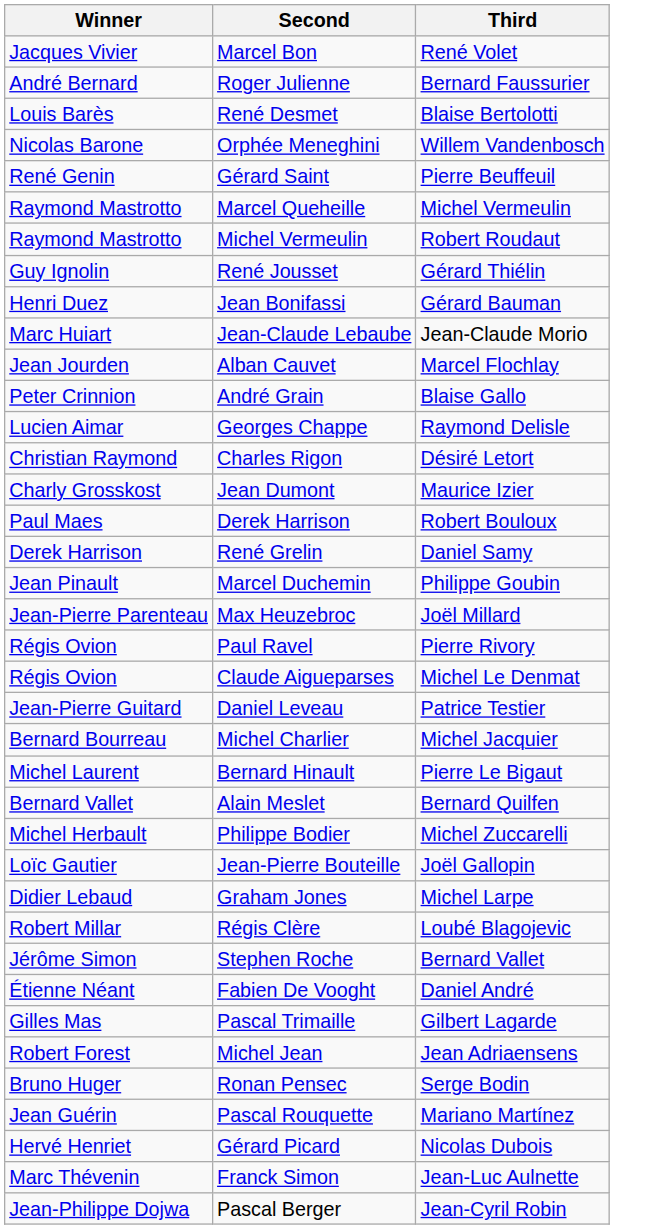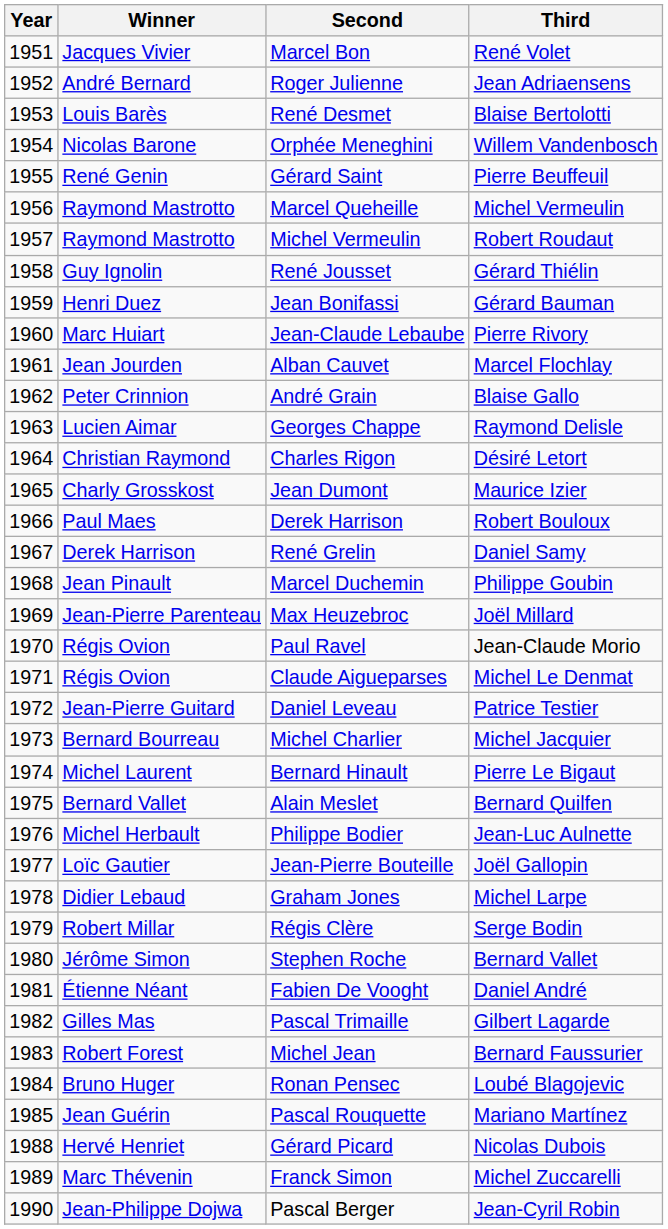+ column: (31, 20)
(505, 83) Bernard Faussurier -> (552, 83) Jean Adriaensens
(504, 333) Jean-Claude Morio -> (531, 333) Pierre Rivory
(478, 646) Pierre Rivory -> (557, 646) Jean-Claude Morio
(494, 834) Michel Zuccarelli -> (553, 834) Jean-Luc Aulnette
(496, 928) Loubé Blagojevic -> (528, 928) Serge Bodin
(499, 1053) Jean Adriaensens -> (558, 1053) Bernard Faussurier
(475, 1084) Serge Bodin -> (549, 1084) Loubé Blagojevic
(500, 1178) Jean-Luc Aulnette -> (547, 1178) Michel Zuccarelli
